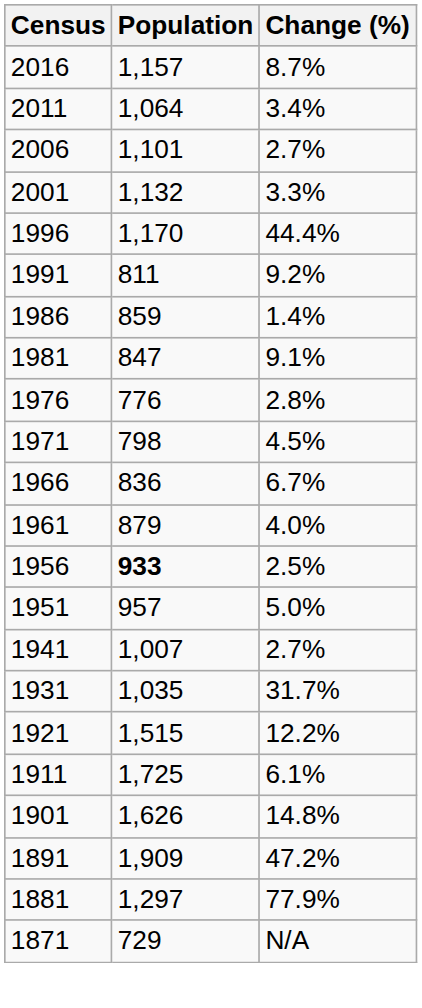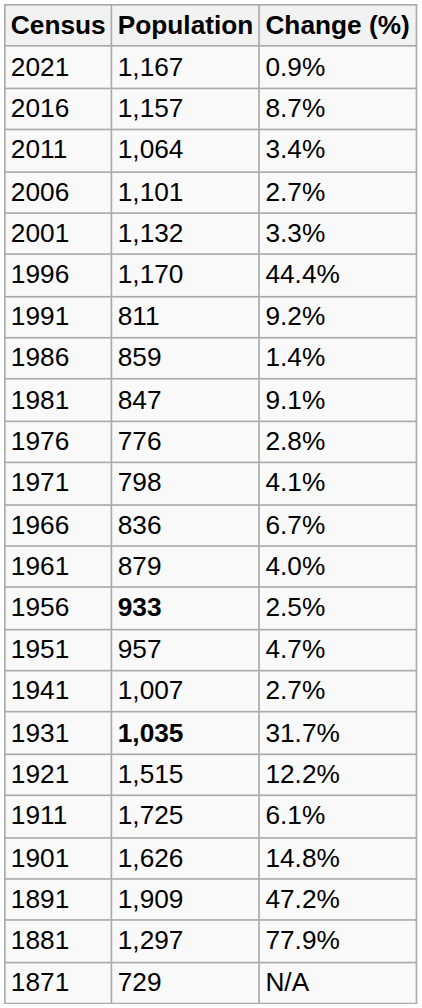+ row: (40, 66)
(295, 441) 4.5% -> (295, 483) 4.1%
(295, 607) 5.0% -> (295, 649) 4.7%
(151, 691) normal -> (151, 732) bold
